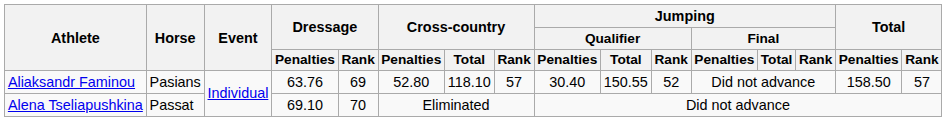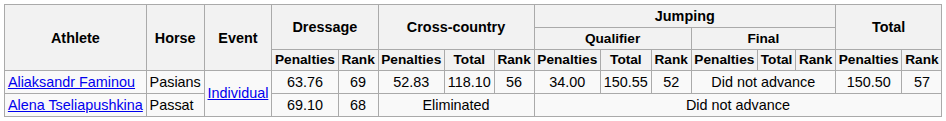(411, 82) 52.80 -> (411, 82) 52.83
(514, 82) 57 -> (514, 82) 56
(567, 82) 30.40 -> (567, 82) 34.00
(869, 82) 158.50 -> (869, 82) 150.50
(358, 105) 70 -> (358, 105) 68
